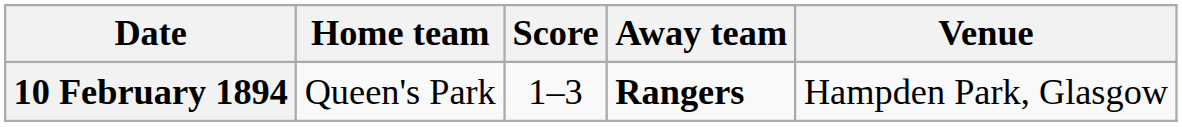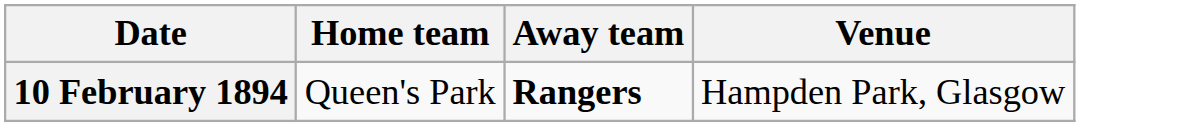- column: (556, 33)
